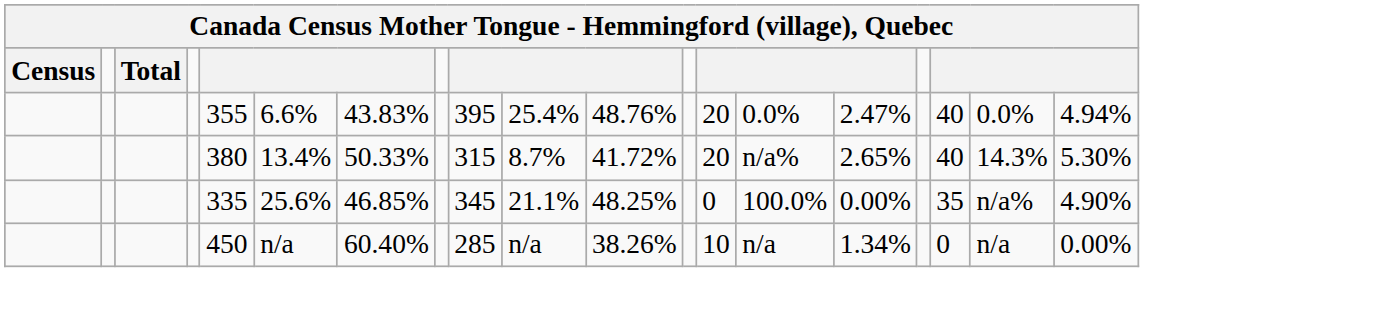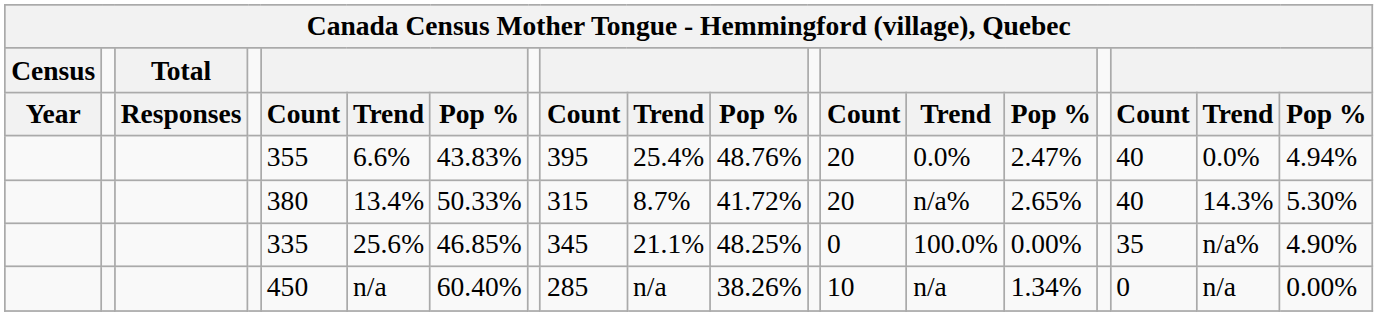+ row: (53, 113)
